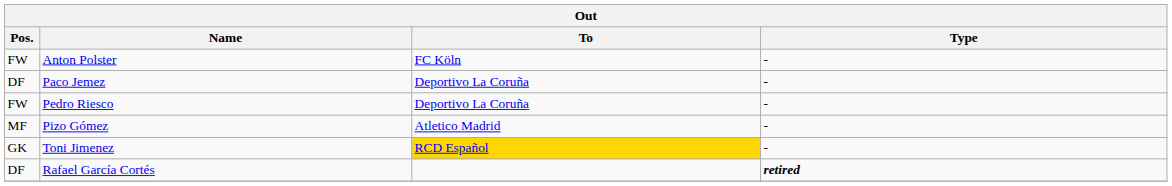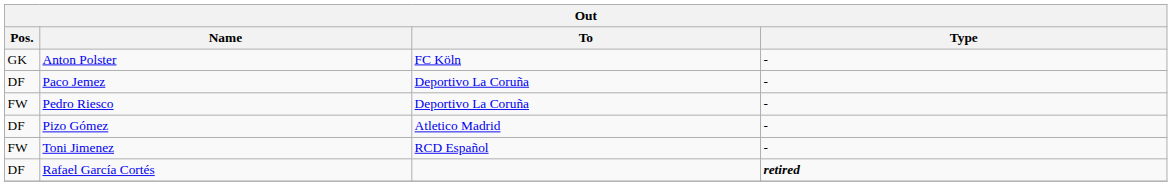(18, 60) FW -> (17, 60) GK
(17, 126) MF -> (16, 126) DF
(17, 148) GK -> (18, 148) FW
(452, 148) gold background -> (452, 148) no background
